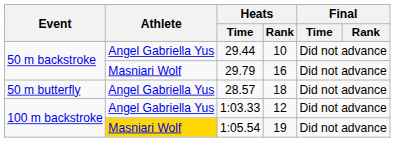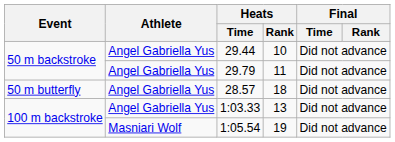(145, 71) Masniari Wolf -> (161, 71) Angel Gabriella Yus
(280, 71) 16 -> (280, 71) 11
(280, 109) 12 -> (280, 109) 13
(145, 128) gold background -> (145, 128) no background
